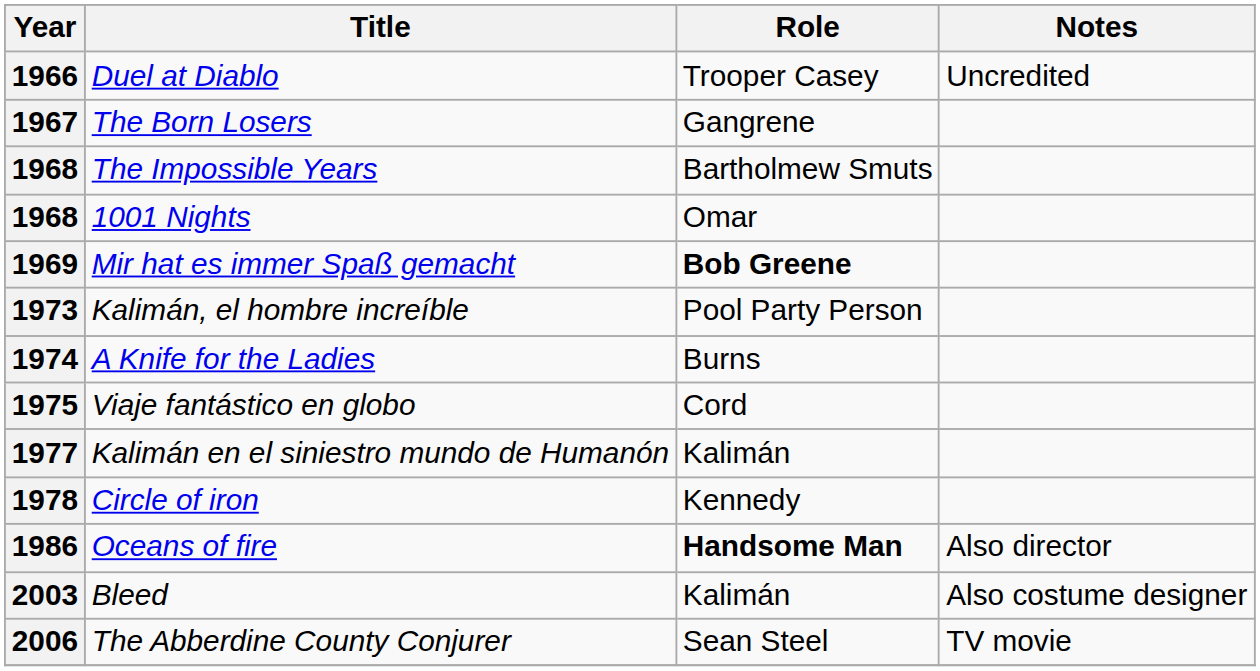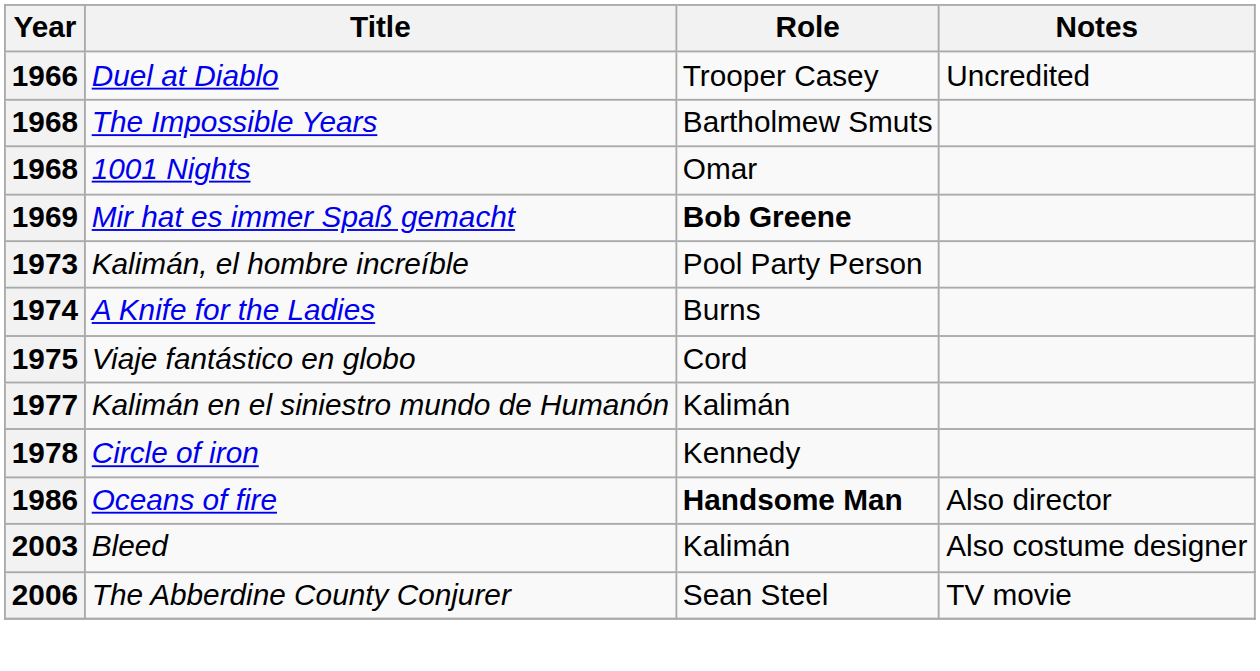- row: (202, 122)
